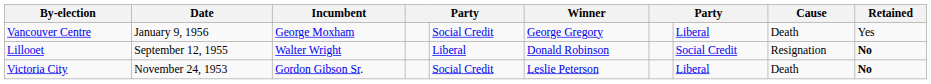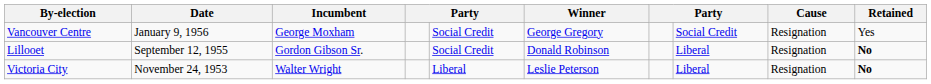(693, 32) Liberal -> (706, 32) Social Credit
(785, 32) Death -> (799, 32) Resignation
(308, 50) Walter Wright -> (319, 50) Gordon Gibson Sr.
(449, 50) Liberal -> (463, 50) Social Credit
(706, 50) Social Credit -> (693, 50) Liberal
(319, 69) Gordon Gibson Sr. -> (308, 69) Walter Wright
(463, 69) Social Credit -> (449, 69) Liberal
(785, 69) Death -> (799, 69) Resignation
